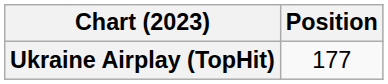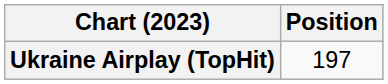(332, 60) 177 -> (332, 60) 197
